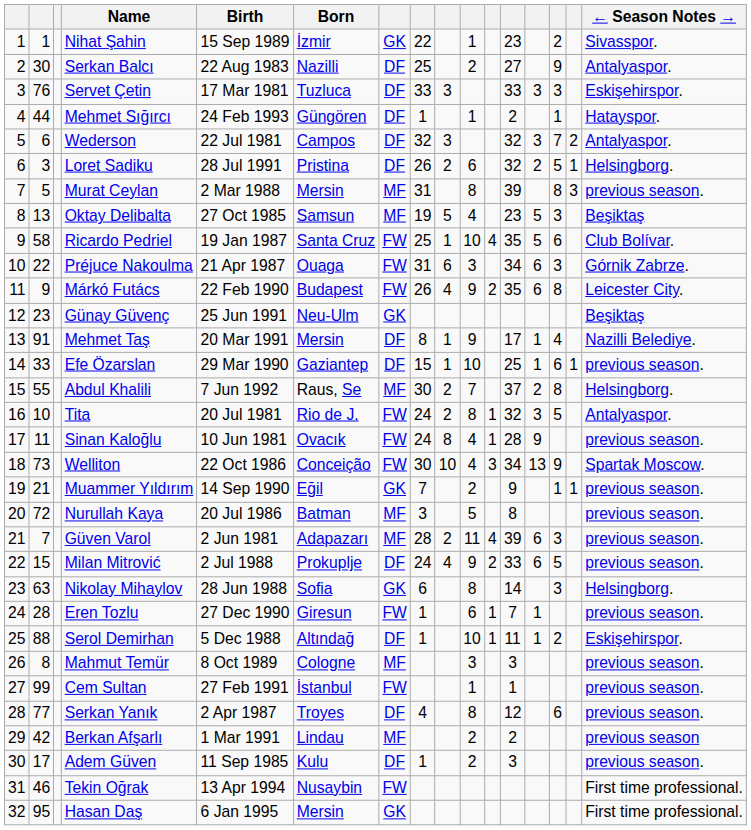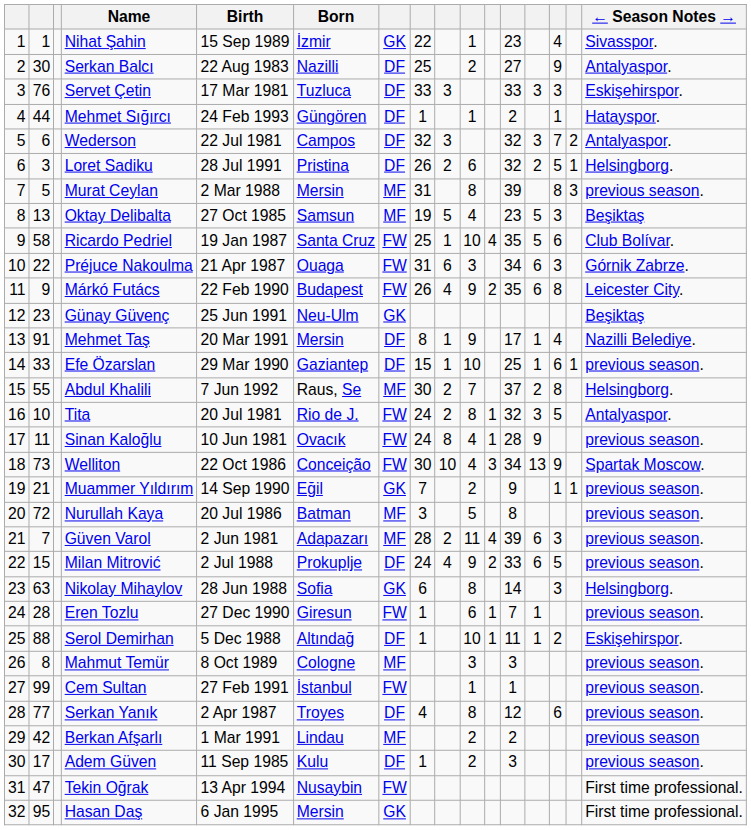(558, 41) 2 -> (558, 41) 4
(41, 787) 46 -> (41, 787) 47
